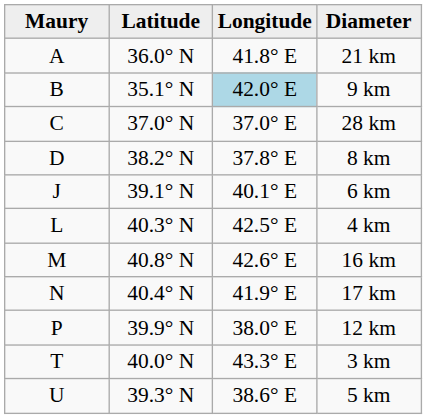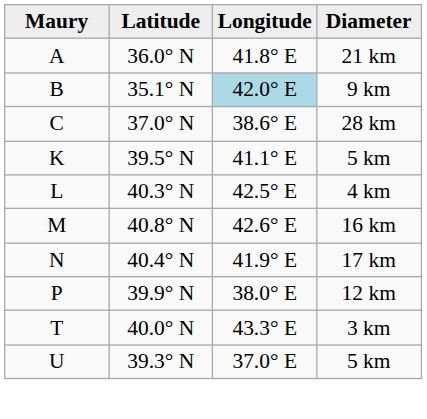(265, 123) 37.0° E -> (265, 123) 38.6° E
- row: (57, 157)
- row: (57, 191)
+ row: (57, 157)
(265, 395) 38.6° E -> (265, 361) 37.0° E
